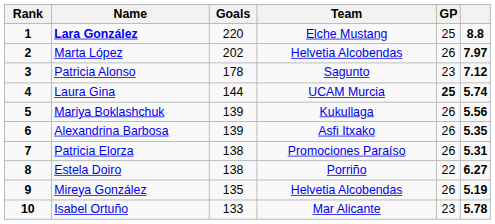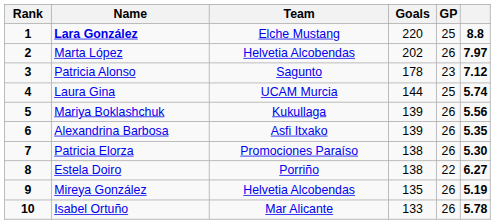columns swapped: (347, 14) <-> (233, 14)
(448, 92) bold -> (448, 92) normal
(475, 151) 5.31 -> (475, 151) 5.30
(448, 209) 23 -> (448, 209) 26
